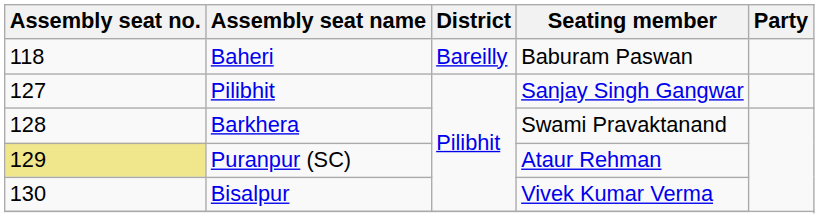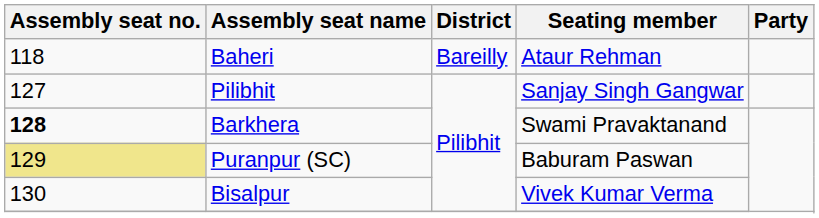(607, 56) Baburam Paswan -> (591, 56) Ataur Rehman
(28, 125) normal -> (28, 125) bold
(591, 159) Ataur Rehman -> (607, 159) Baburam Paswan
